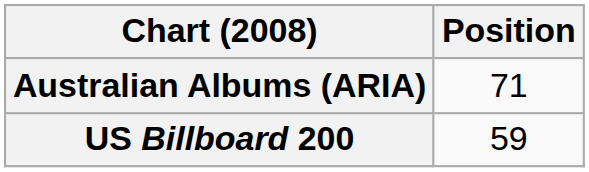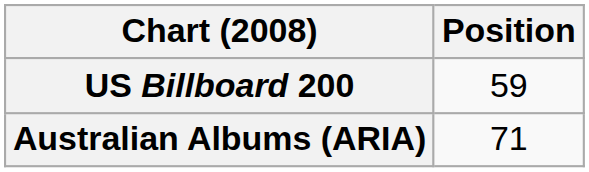rows swapped: (220, 85) <-> (220, 138)
